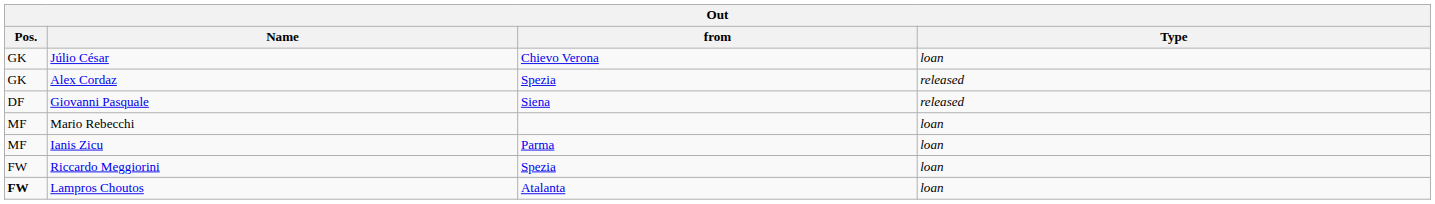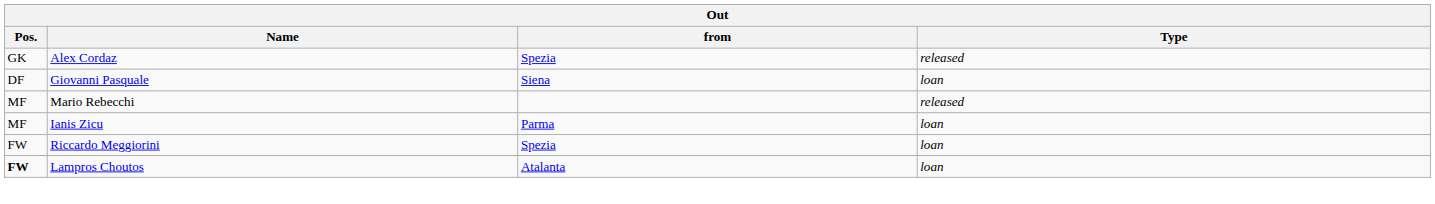- row: (80, 58)
(942, 102) released -> (932, 80) loan
(932, 123) loan -> (942, 102) released
